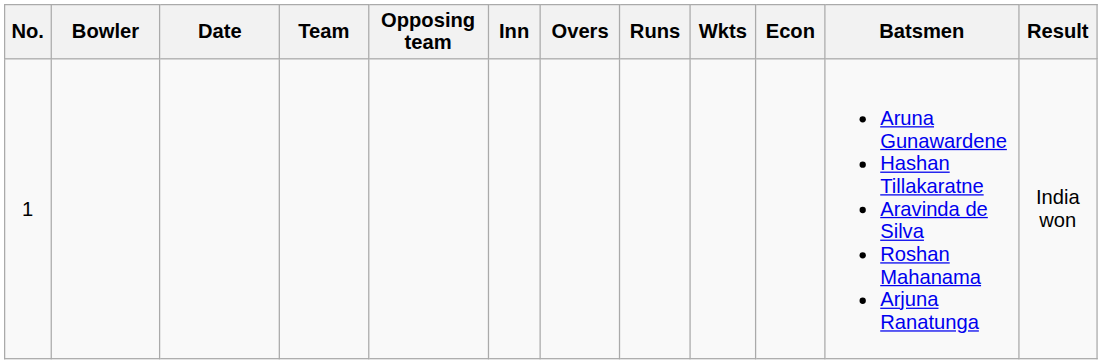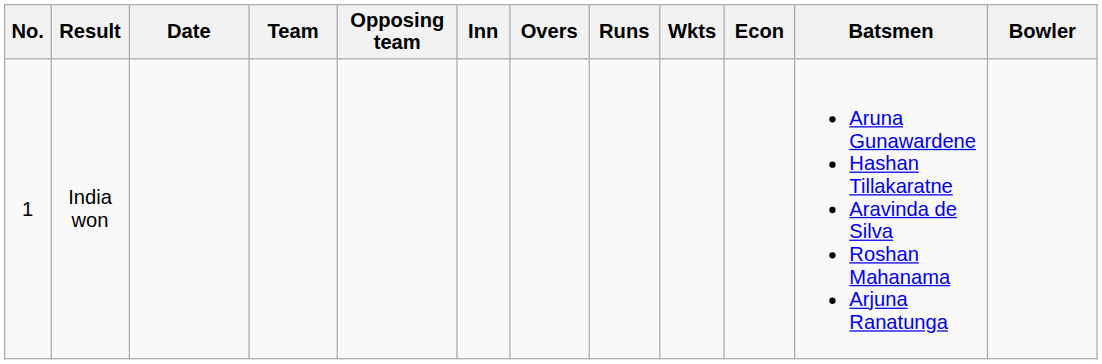columns swapped: (105, 31) <-> (1058, 31)
